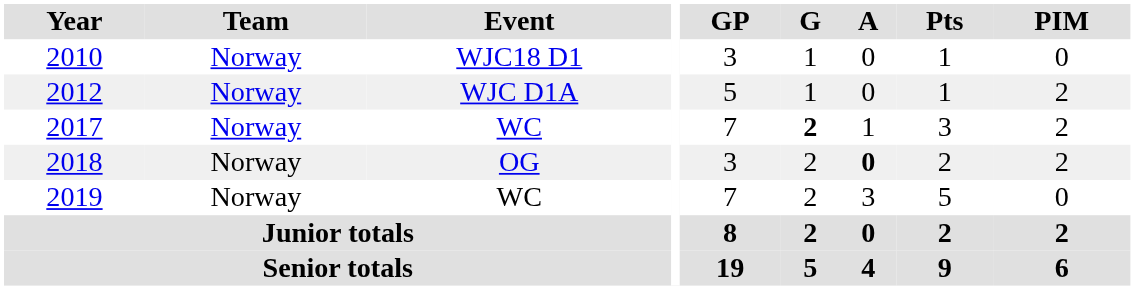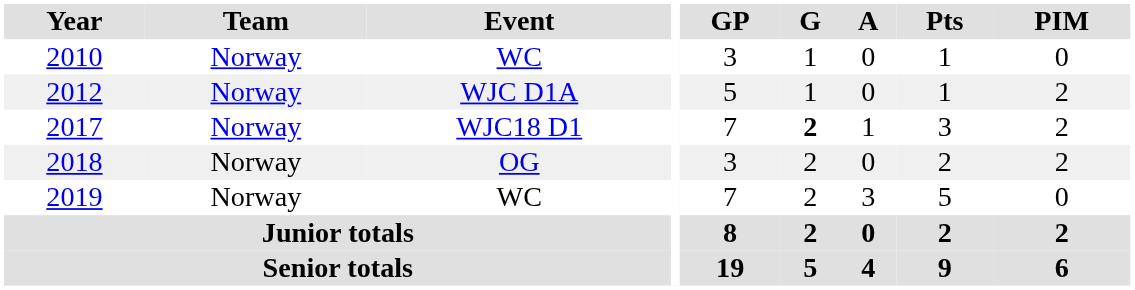(519, 56) WJC18 D1 -> (519, 56) WC
(519, 126) WC -> (519, 126) WJC18 D1
(868, 162) bold -> (868, 162) normal
